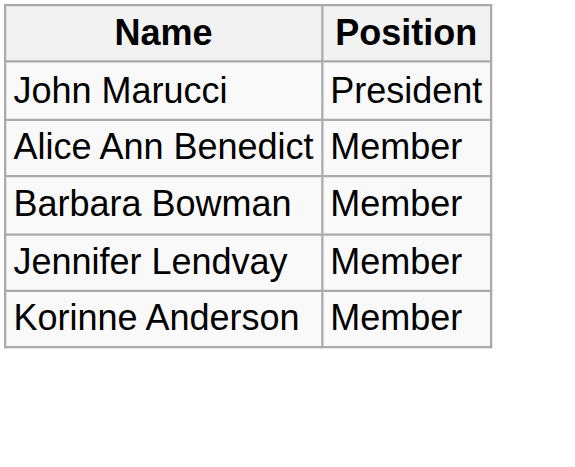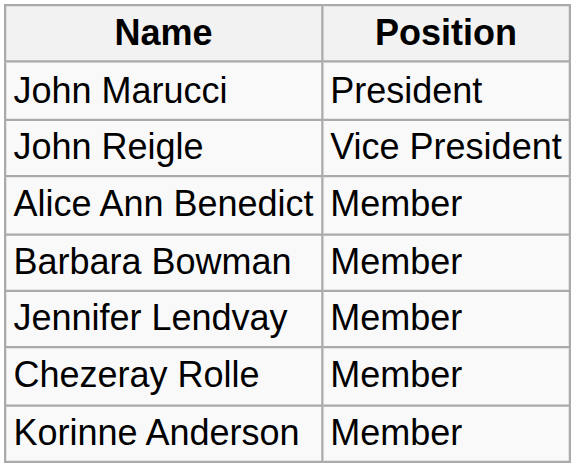+ row: (108, 147)
+ row: (136, 375)
